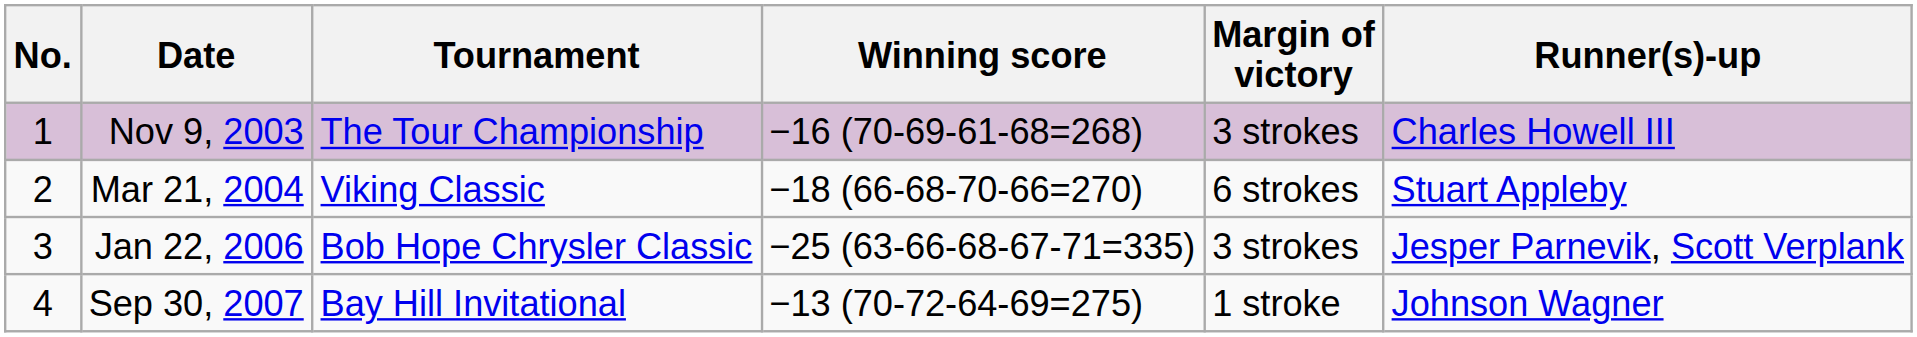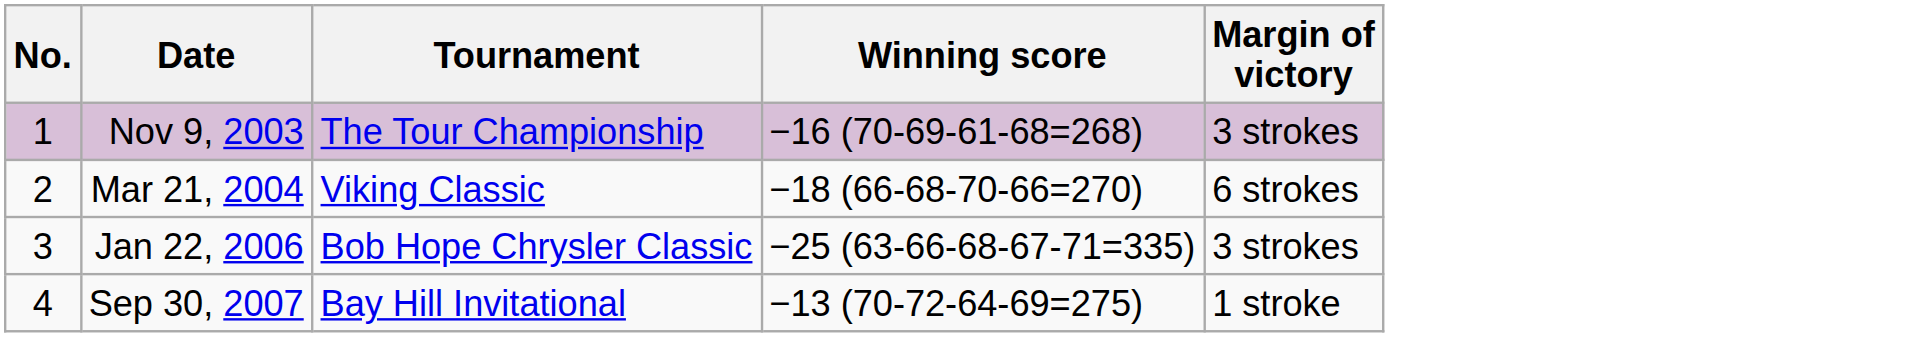- column: (1648, 54)
